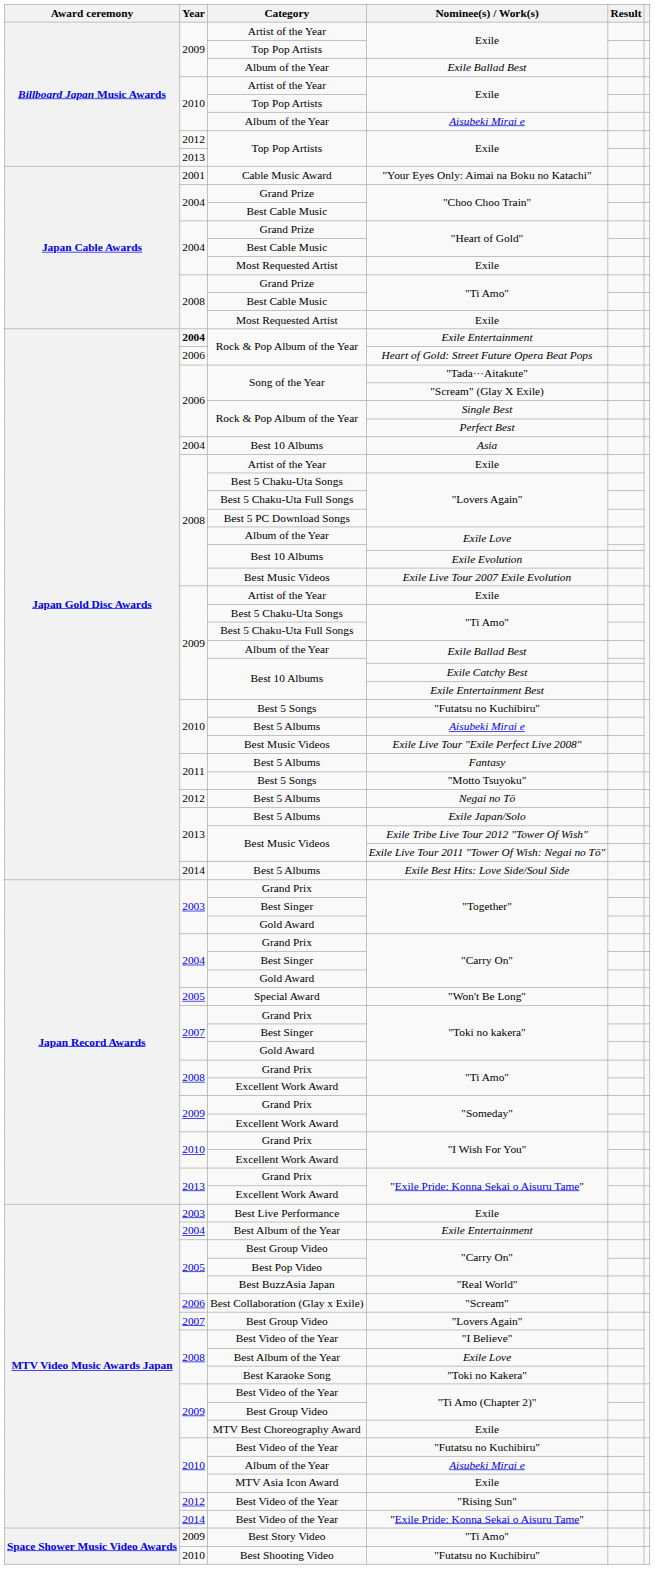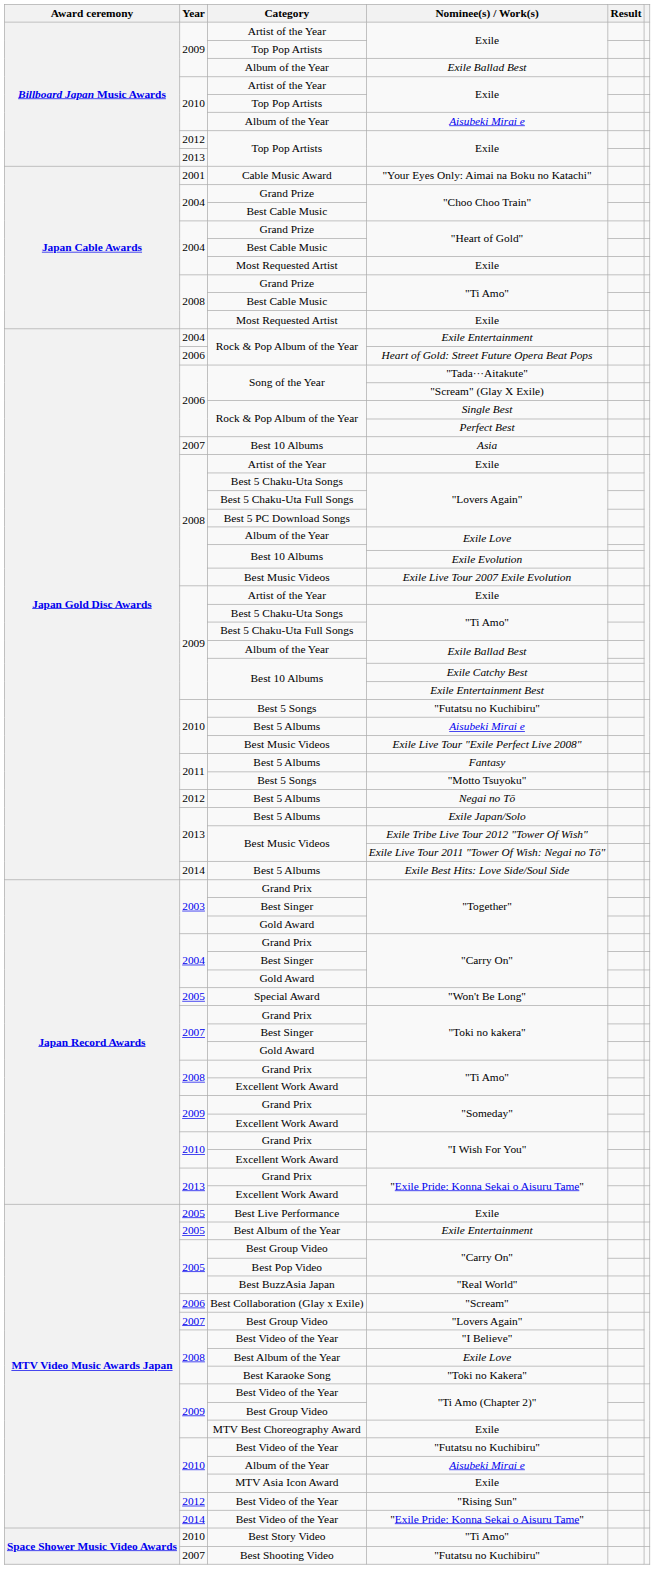(194, 337) bold -> (194, 337) normal
(194, 445) 2004 -> (194, 445) 2007
(194, 1213) 2003 -> (194, 1213) 2005
(194, 1231) 2004 -> (194, 1231) 2005
(194, 1537) 2009 -> (194, 1537) 2010
(194, 1555) 2010 -> (194, 1555) 2007
